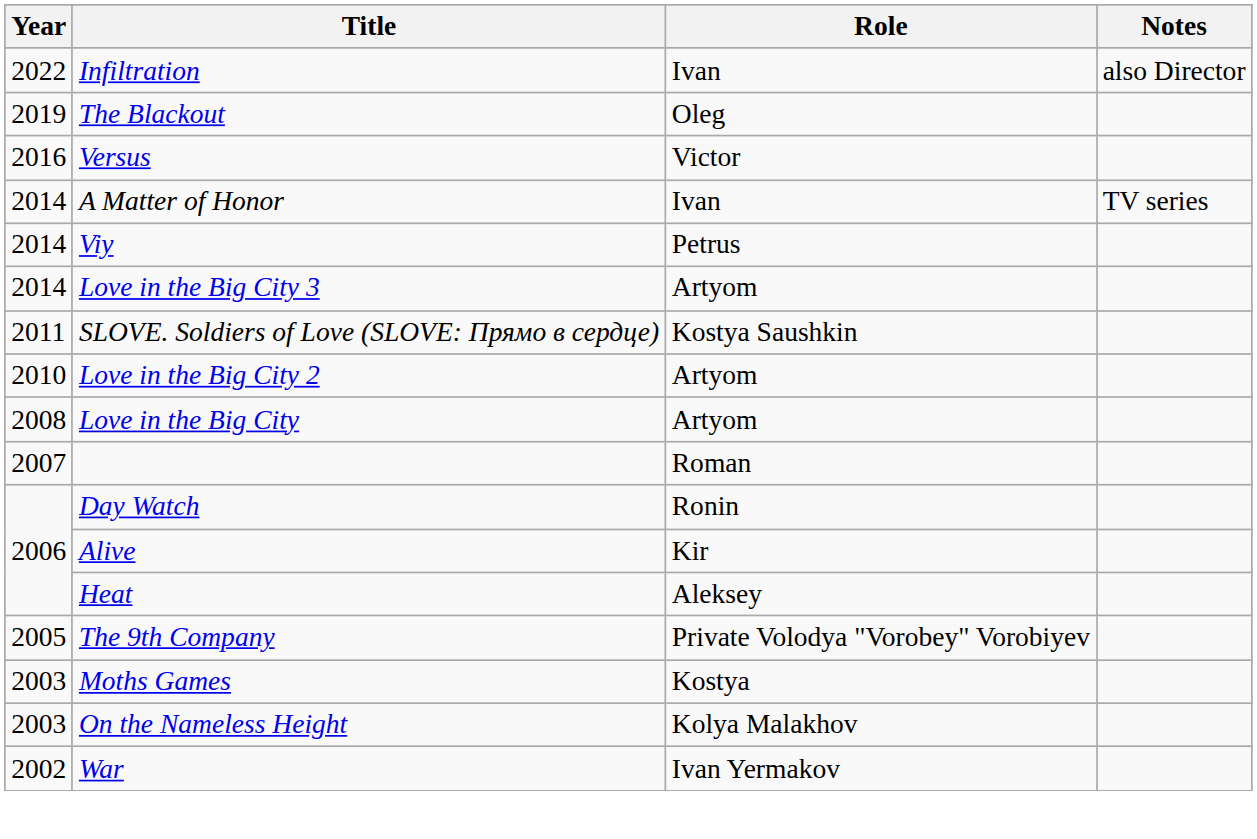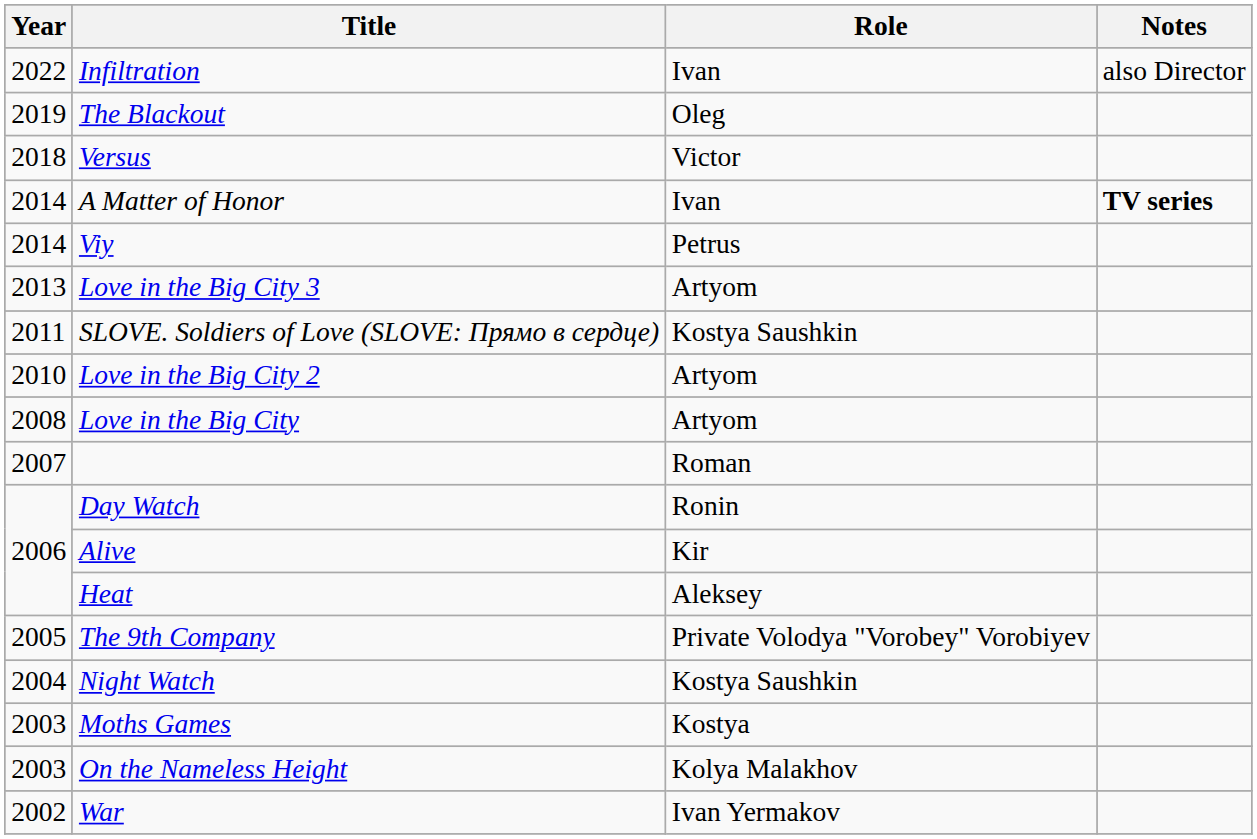(39, 157) 2016 -> (39, 157) 2018
(1156, 200) normal -> (1158, 200) bold
(39, 288) 2014 -> (39, 288) 2013
+ row: (147, 680)
